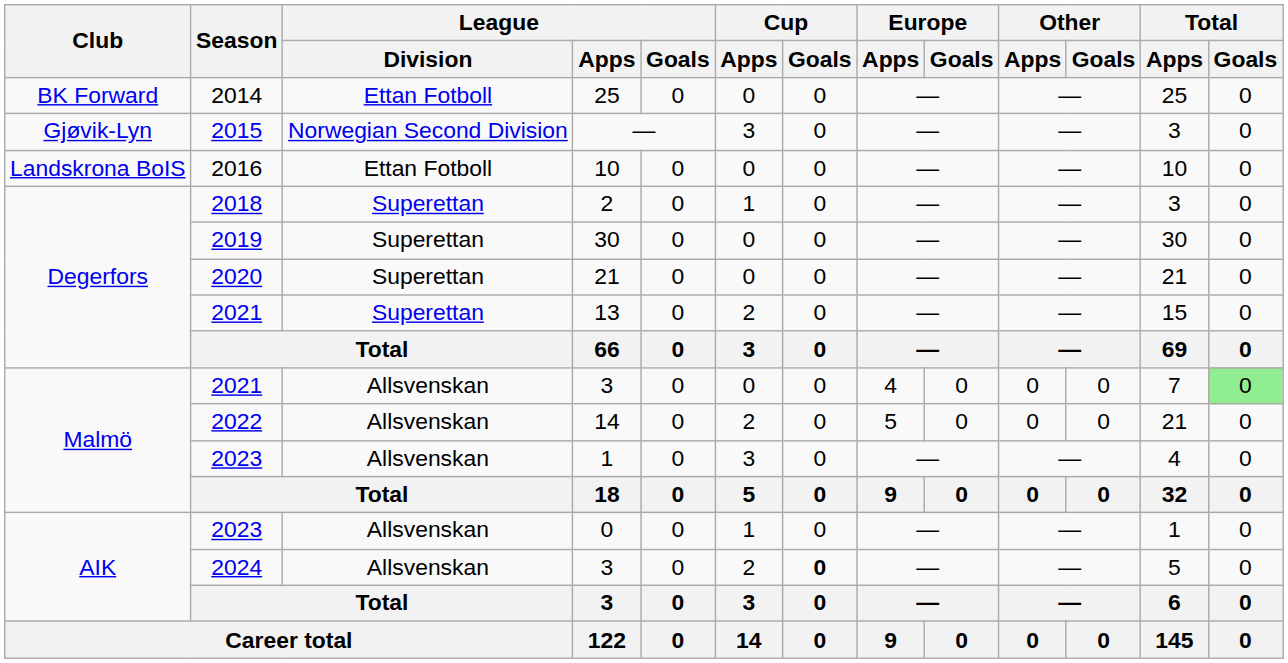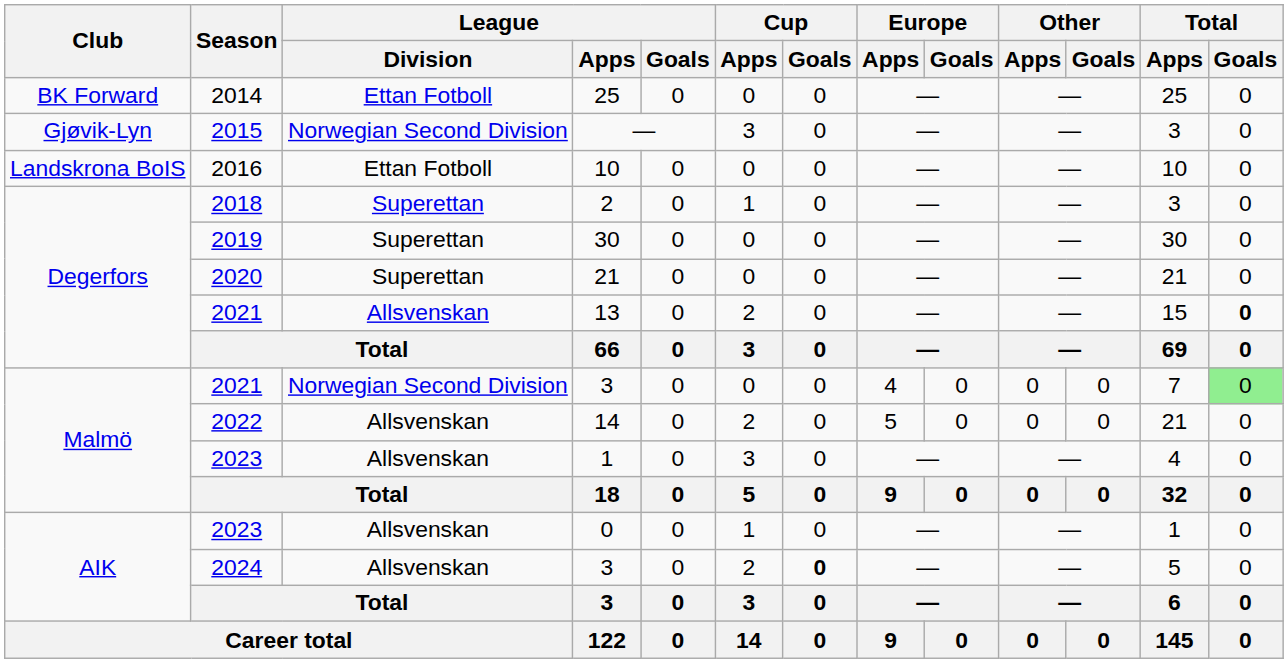(428, 312) Superettan -> (428, 312) Allsvenskan
(1245, 312) normal -> (1245, 312) bold
(428, 385) Allsvenskan -> (428, 385) Norwegian Second Division
